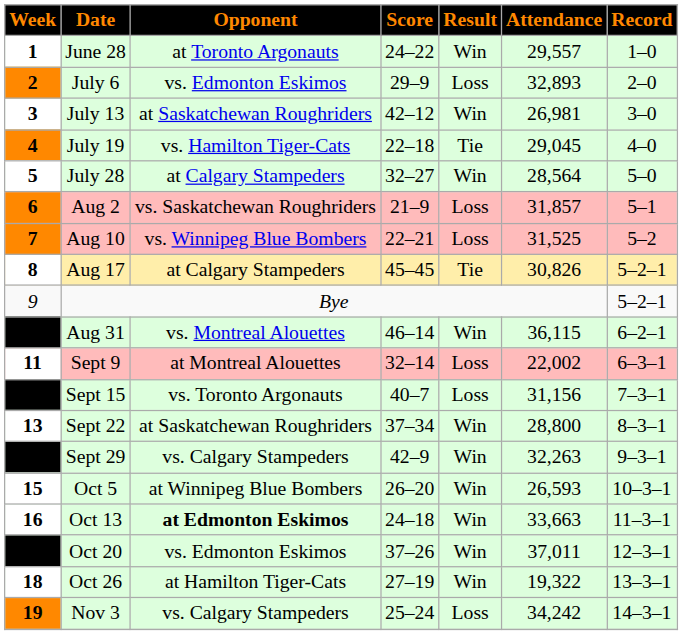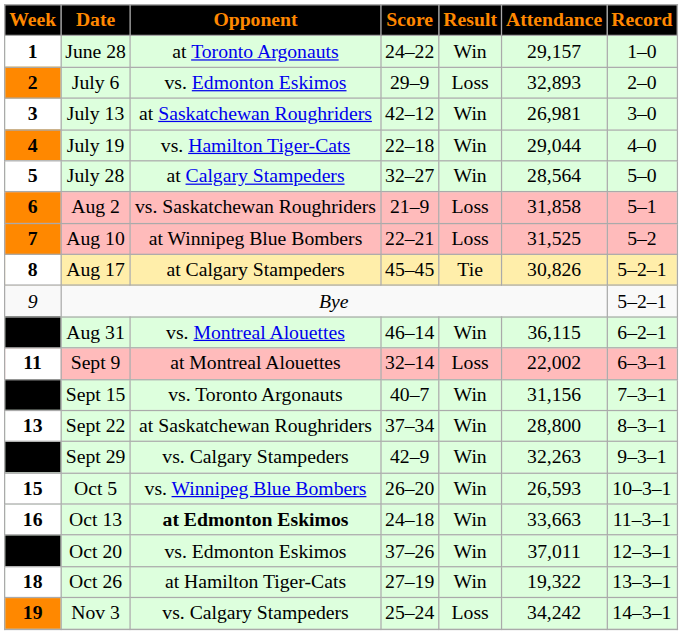(554, 51) 29,557 -> (554, 51) 29,157
(470, 144) Tie -> (470, 144) Win
(554, 144) 29,045 -> (554, 144) 29,044
(554, 207) 31,857 -> (554, 207) 31,858
(255, 238) vs. Winnipeg Blue Bombers -> (255, 238) at Winnipeg Blue Bombers
(470, 394) Loss -> (470, 394) Win
(255, 488) at Winnipeg Blue Bombers -> (255, 488) vs. Winnipeg Blue Bombers
